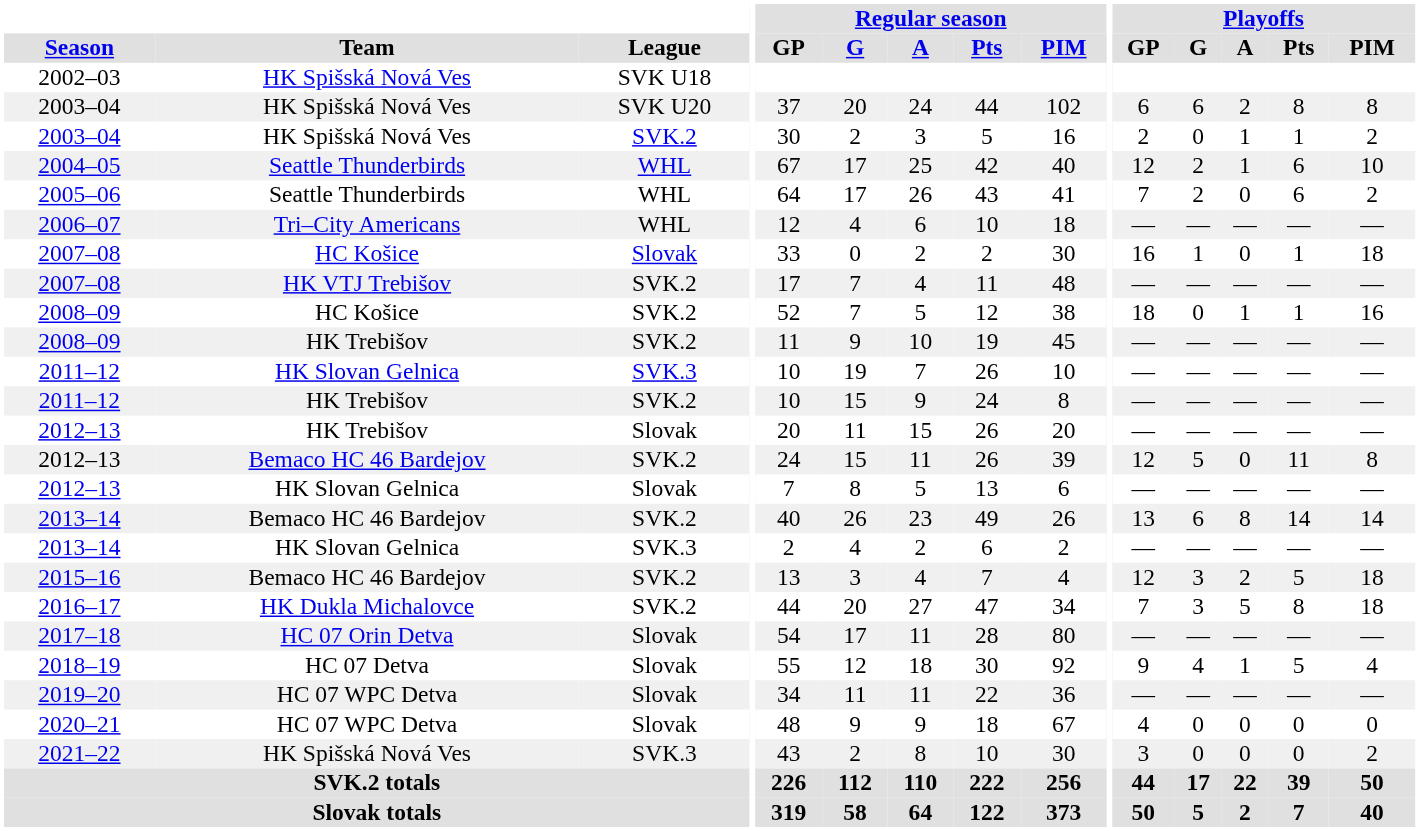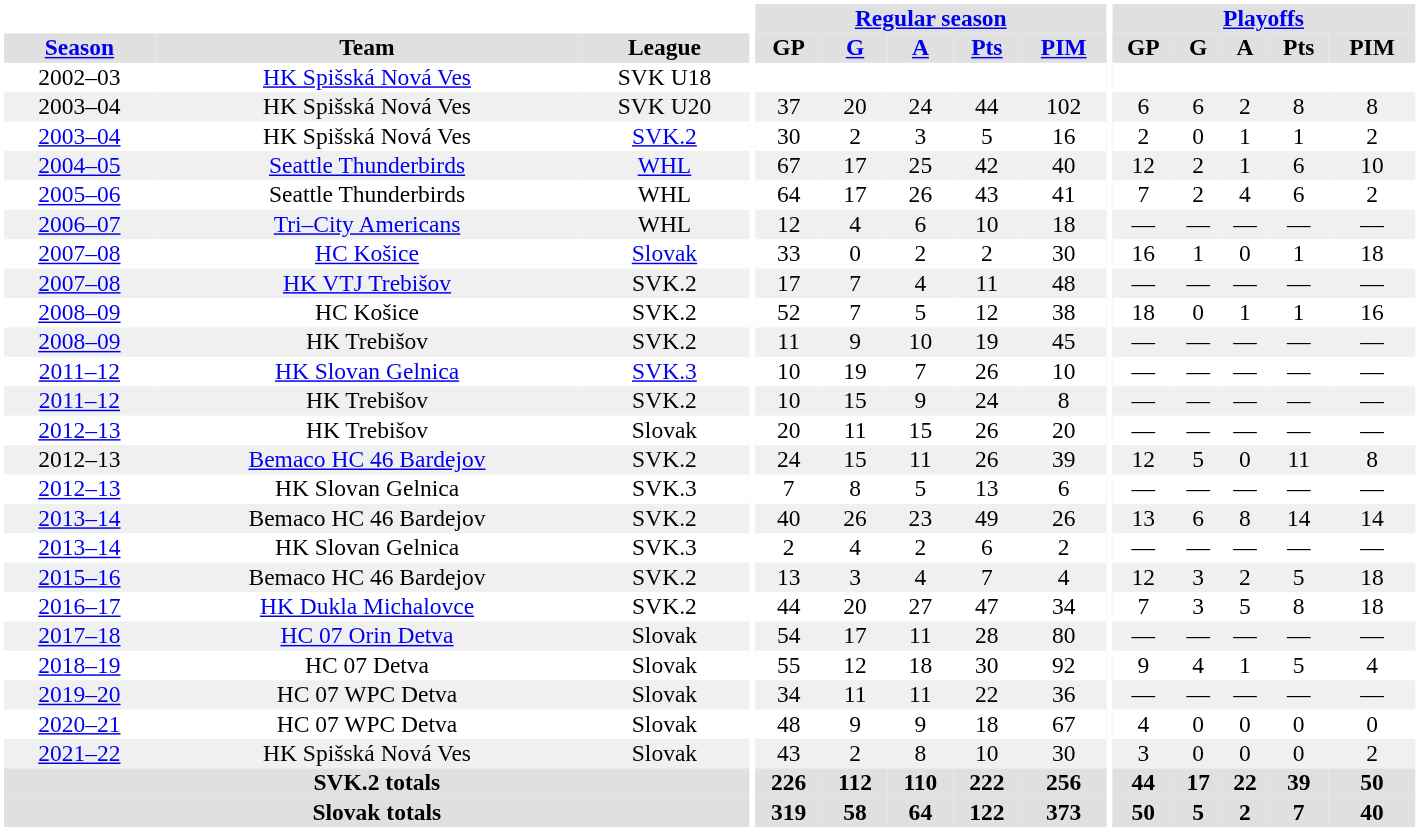(1245, 194) 0 -> (1245, 194) 4
(664, 488) Slovak -> (664, 488) SVK.3
(664, 753) SVK.3 -> (664, 753) Slovak
